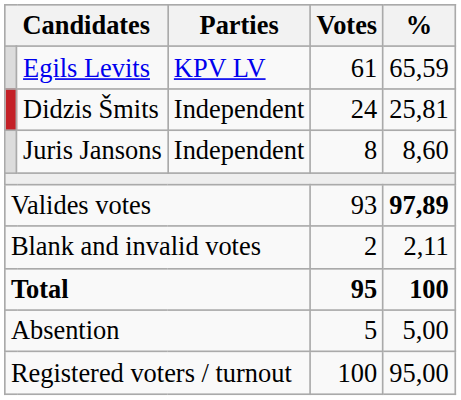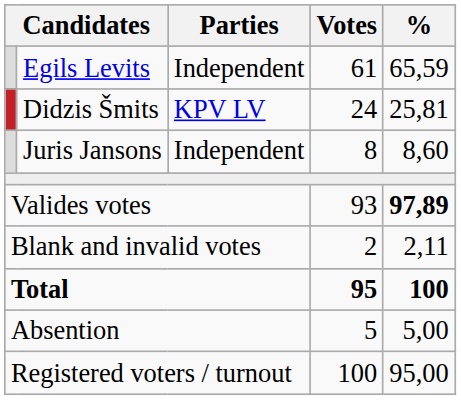(220, 67) KPV LV -> (239, 67) Independent
(239, 109) Independent -> (220, 109) KPV LV
